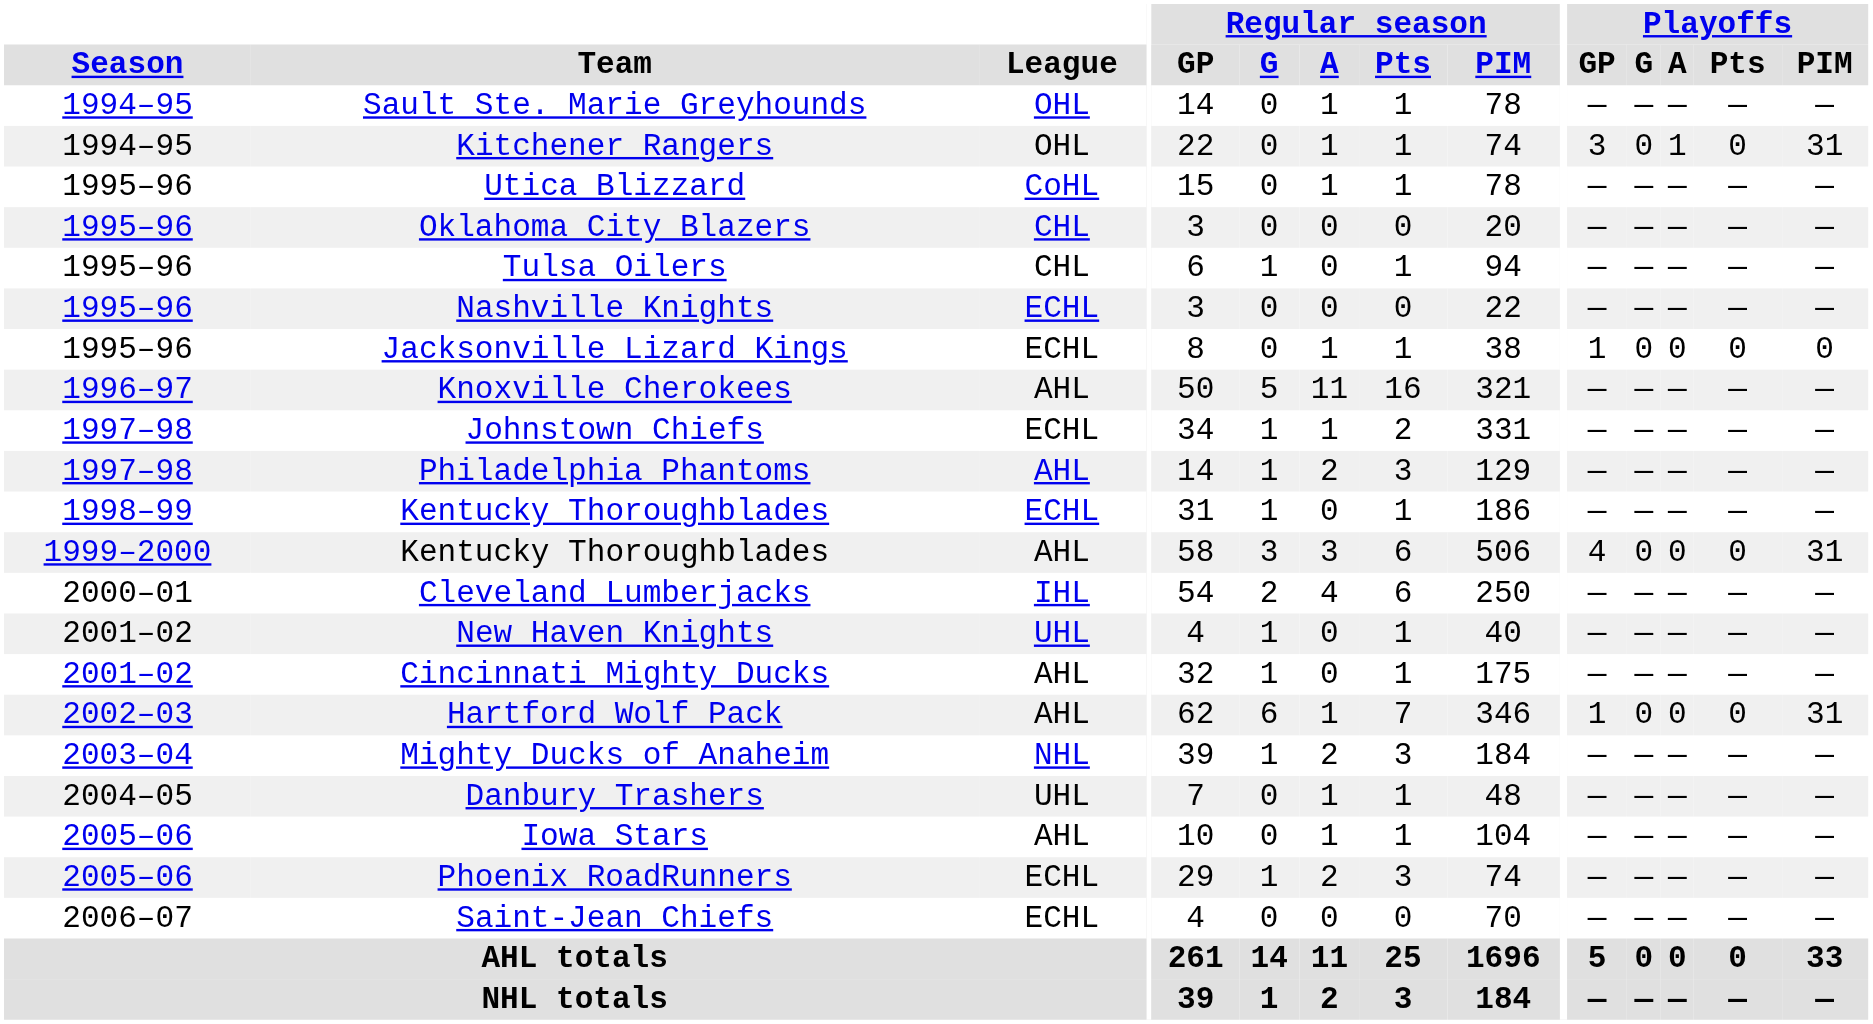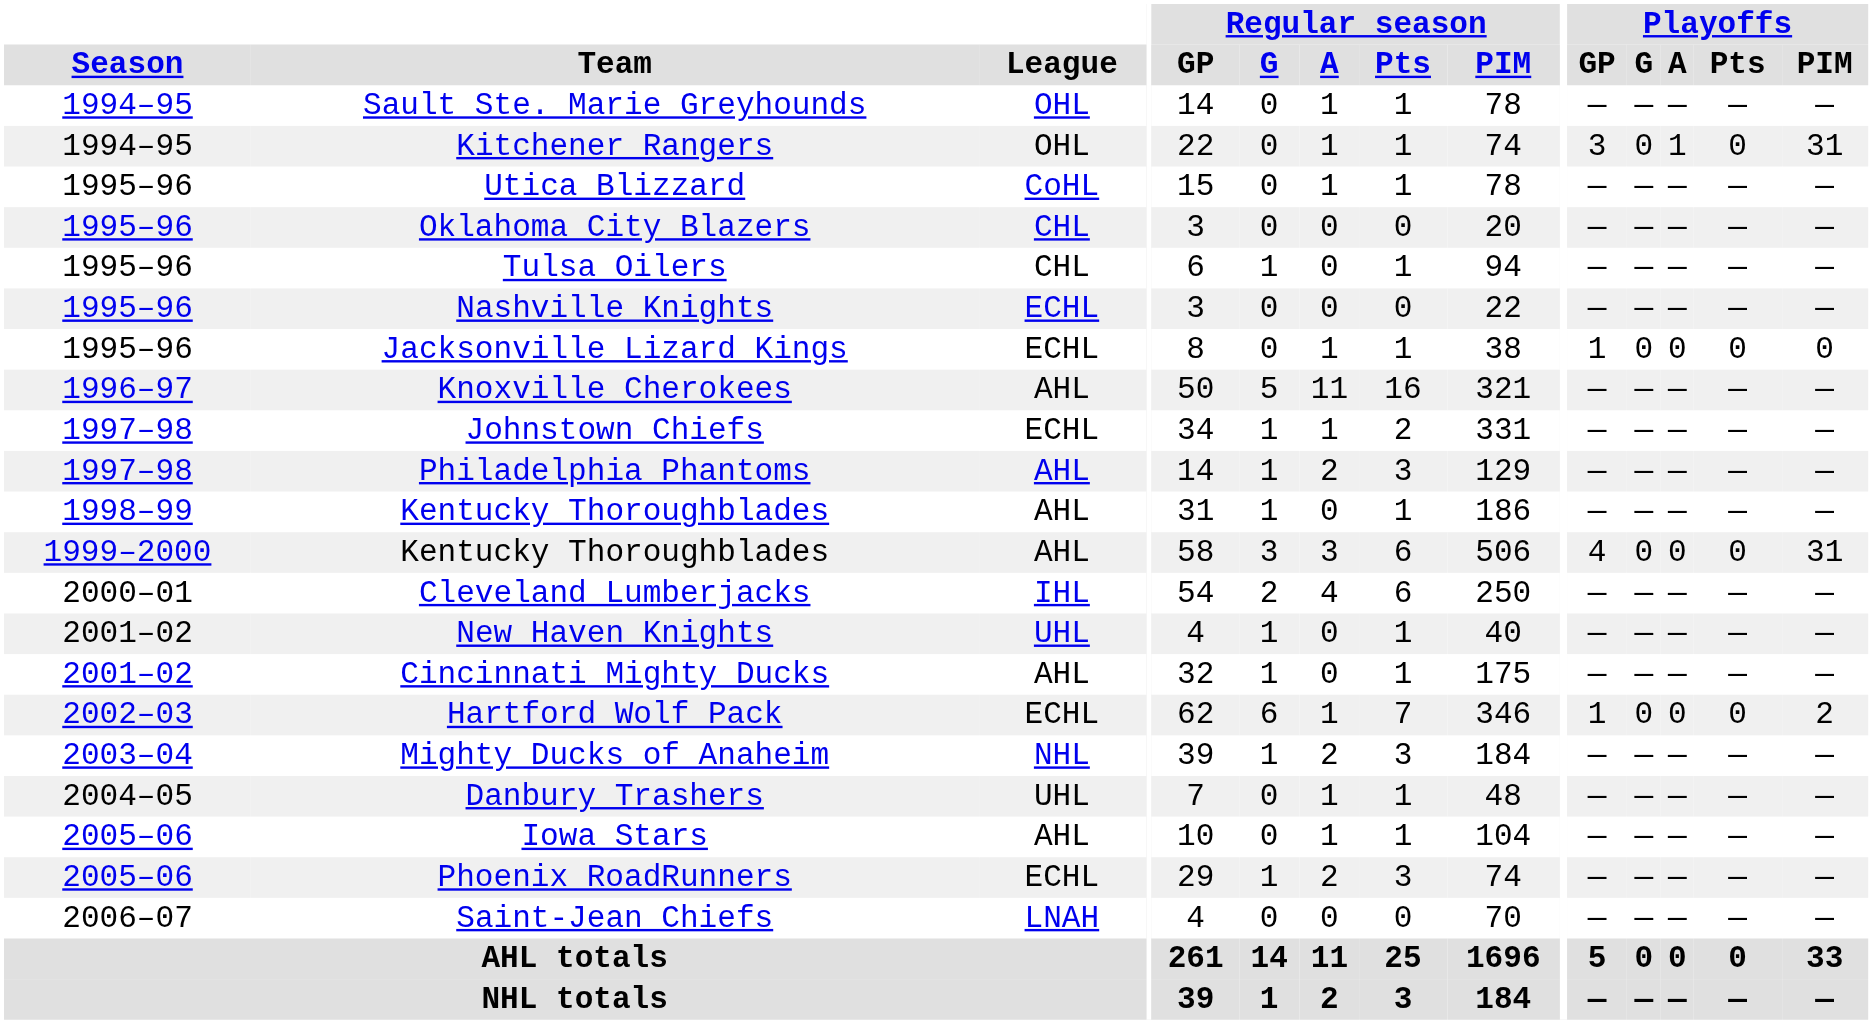(1062, 512) ECHL -> (1062, 512) AHL
(1062, 715) AHL -> (1062, 715) ECHL
(1825, 715) 31 -> (1825, 715) 2
(1062, 918) ECHL -> (1062, 918) LNAH
